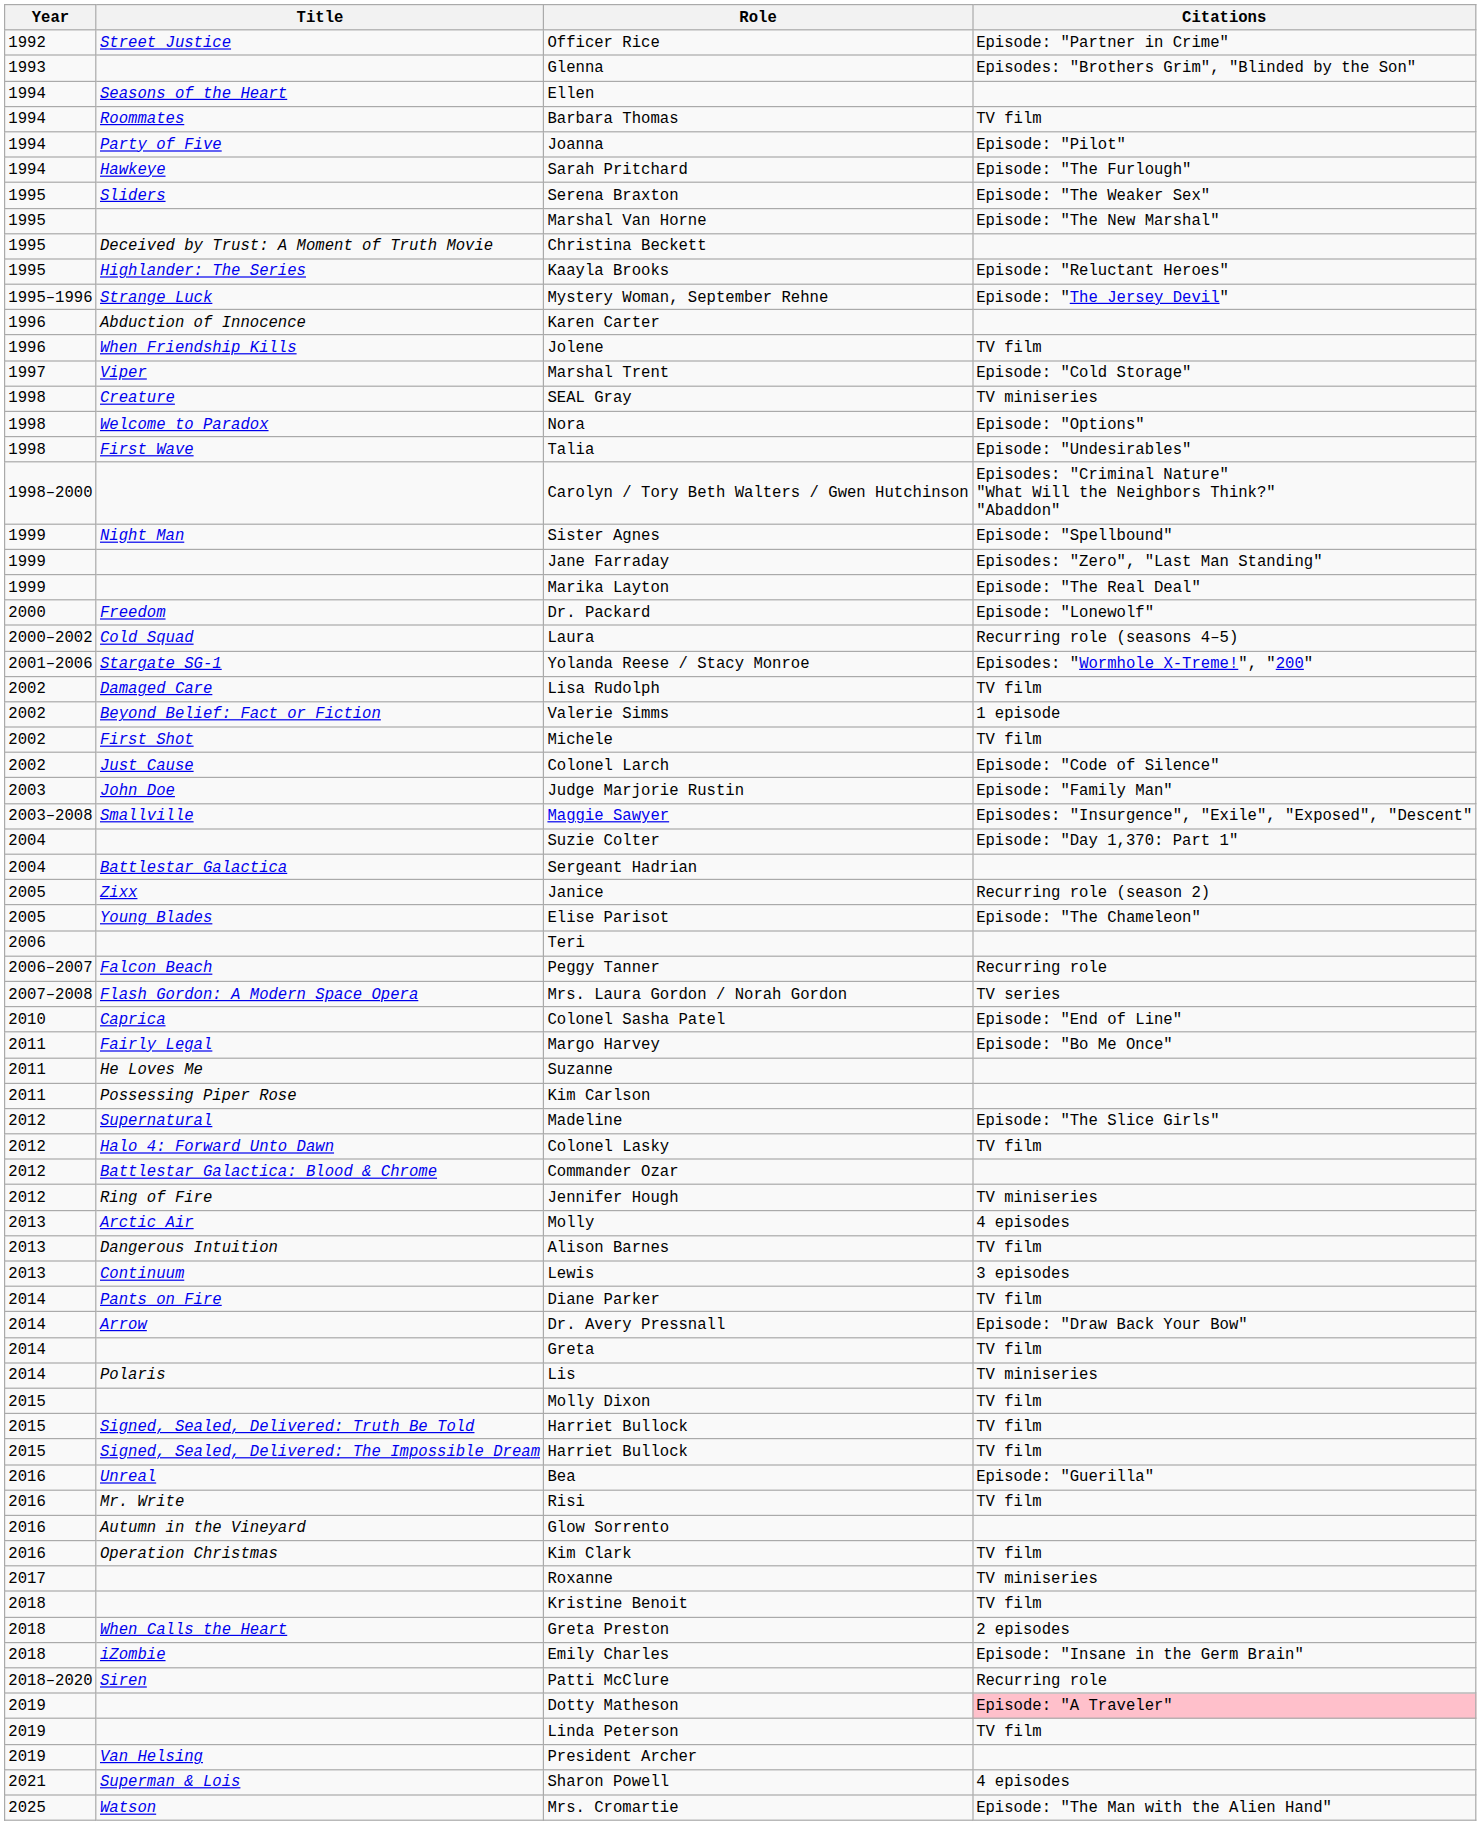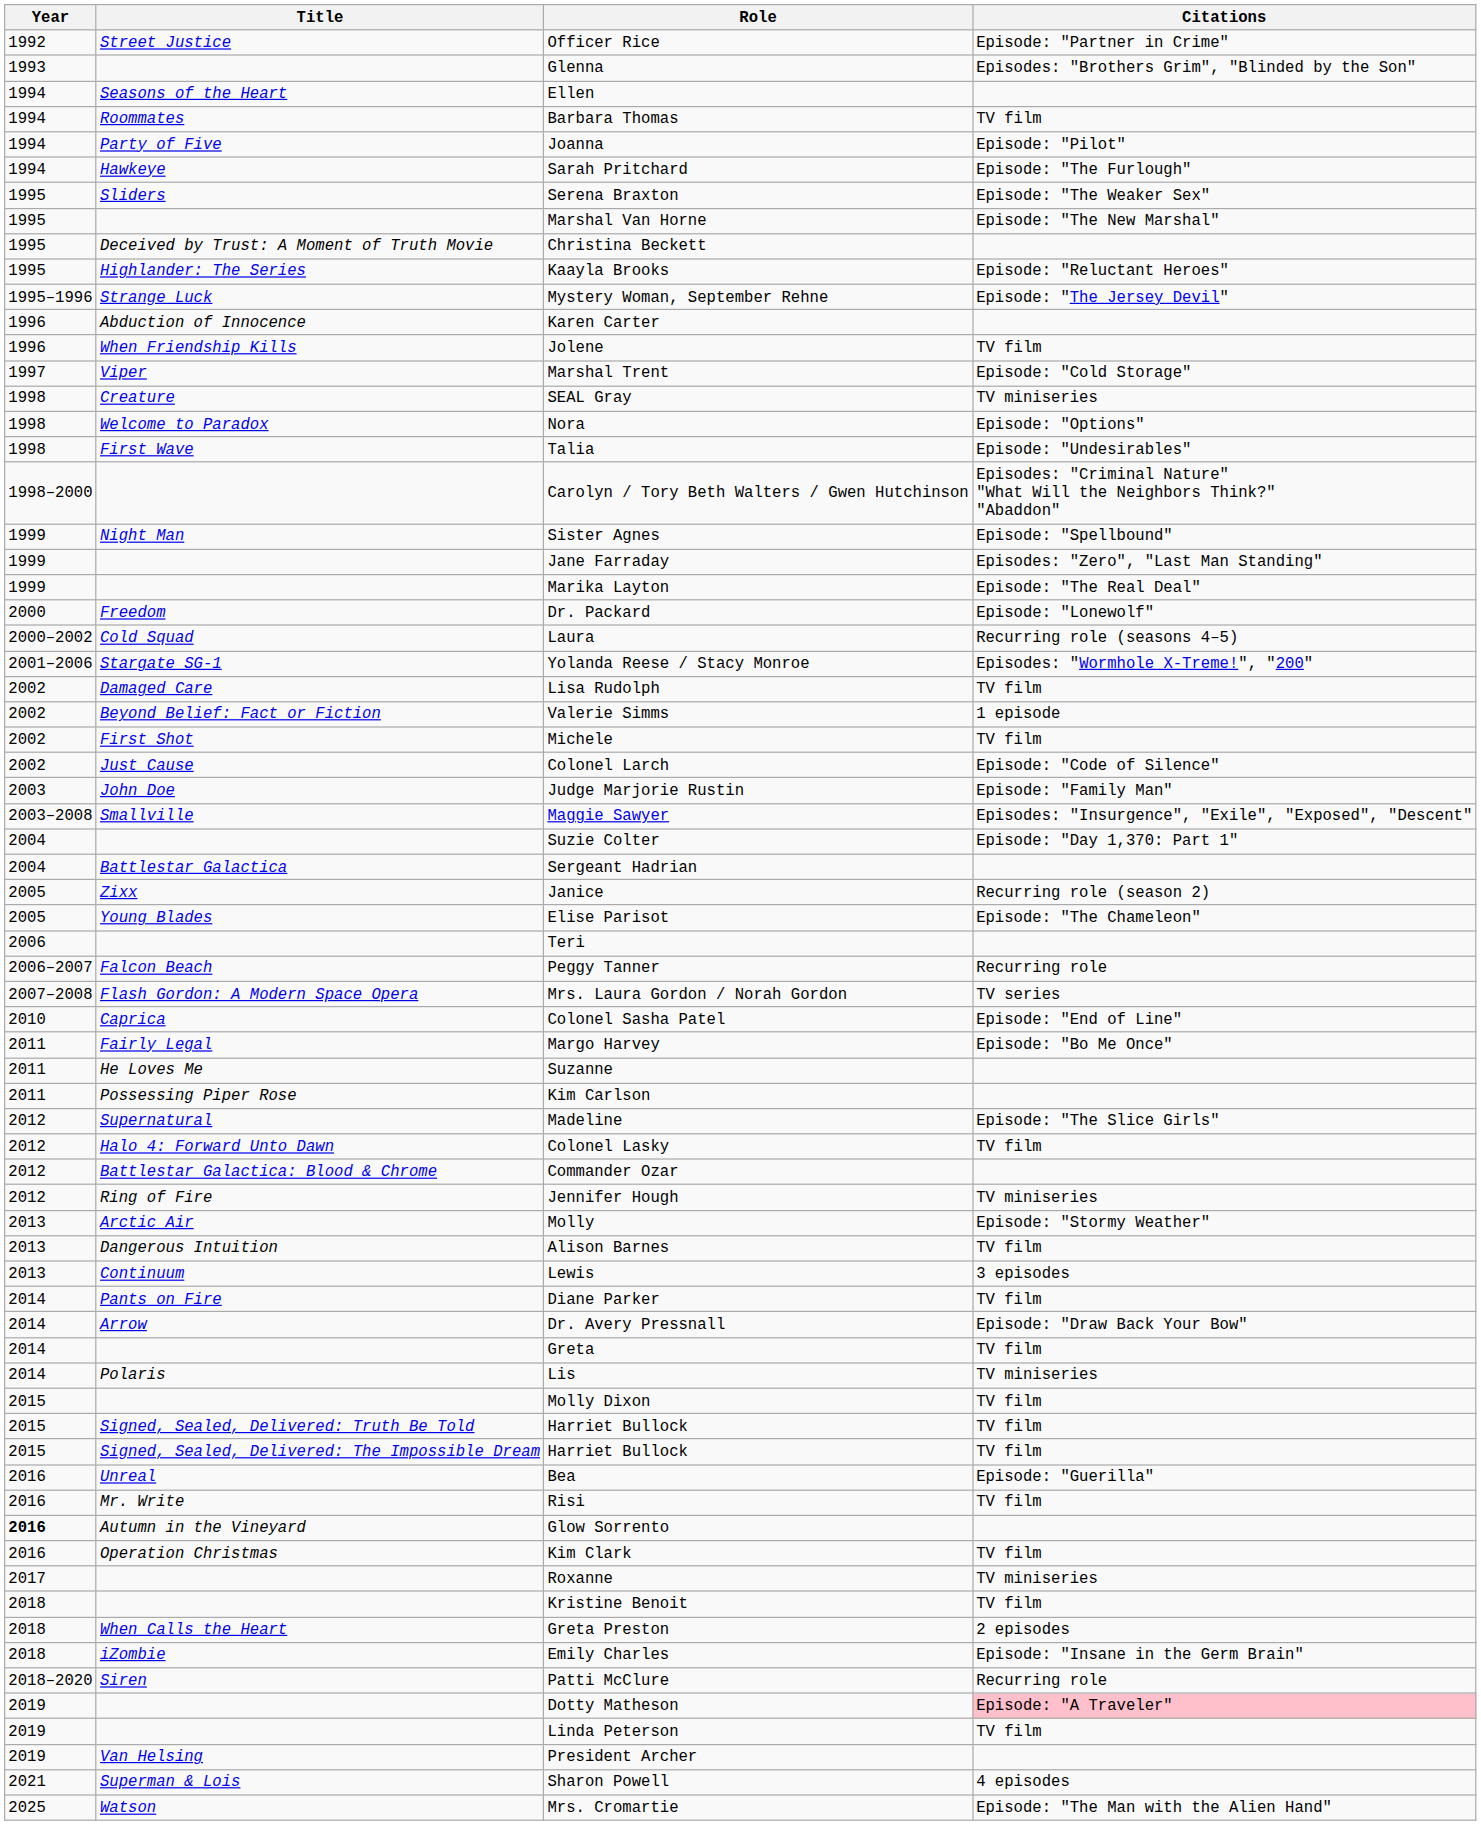(1023, 1223) 4 episodes -> (1093, 1223) Episode: "Stormy Weather"
(27, 1528) normal -> (27, 1528) bold
